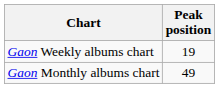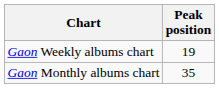(188, 72) 49 -> (188, 72) 35
